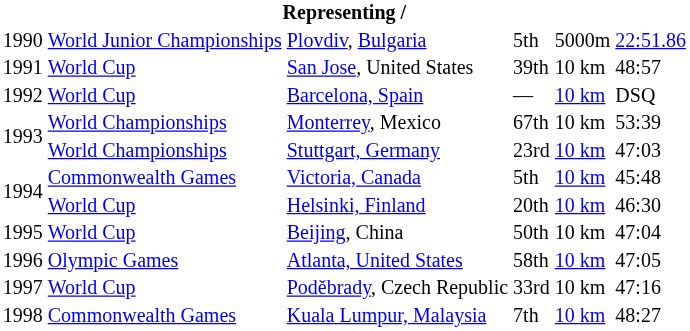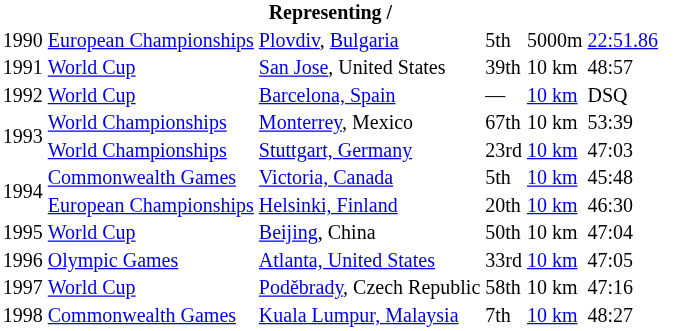(165, 40) World Junior Championships -> (151, 40) European Championships
(92, 205) World Cup -> (151, 205) European Championships
(531, 260) 58th -> (504, 260) 33rd
(531, 287) 33rd -> (503, 287) 58th
